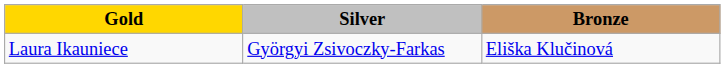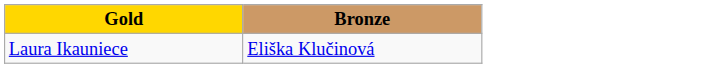- column: (362, 19)
